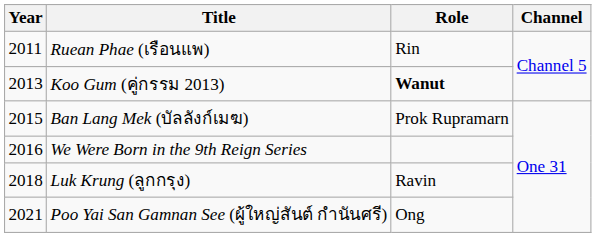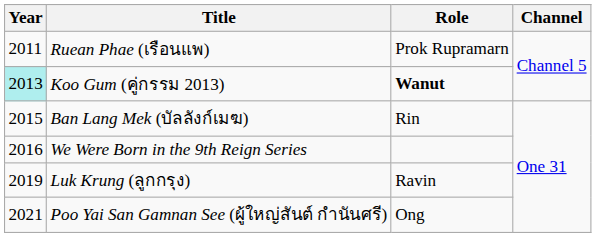(408, 48) Rin -> (452, 48) Prok Rupramarn
(26, 83) no background -> (26, 83) paleturquoise background
(452, 118) Prok Rupramarn -> (408, 118) Rin
(26, 180) 2018 -> (26, 180) 2019
